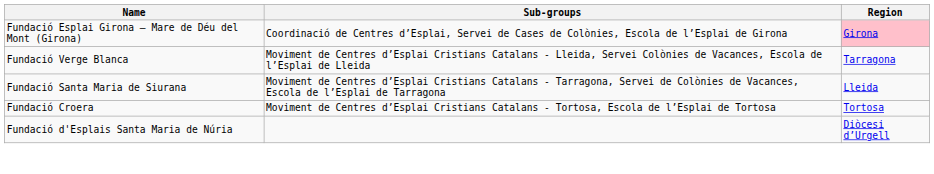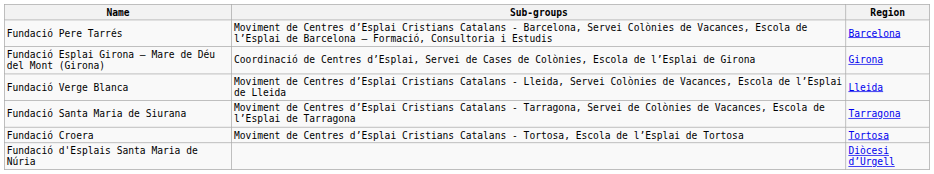+ row: (65, 33)
(861, 33) pink background -> (866, 60) no background
(869, 60) Tarragona -> (866, 87) Lleida
(861, 87) Lleida -> (874, 114) Tarragona
